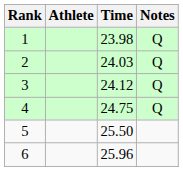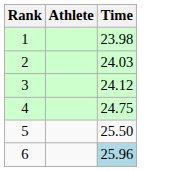- column: (157, 16)
(117, 154) no background -> (117, 154) lightblue background
